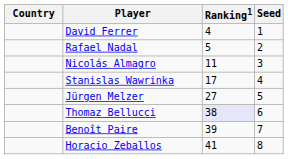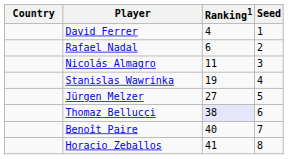(208, 48) 5 -> (208, 48) 6
(211, 80) 17 -> (211, 80) 19
(211, 129) 39 -> (211, 129) 40
